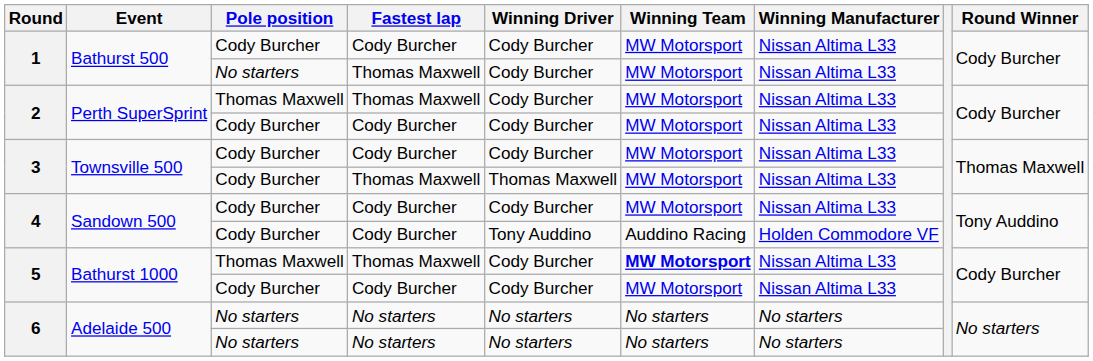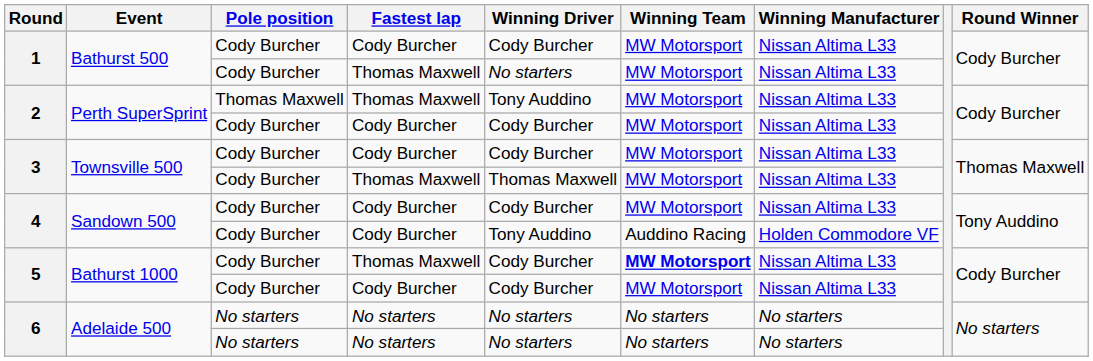(257, 72) No starters -> (268, 72) Cody Burcher
(541, 72) Cody Burcher -> (530, 72) No starters
(541, 99) Cody Burcher -> (540, 99) Tony Auddino
(280, 261) Thomas Maxwell -> (268, 261) Cody Burcher
